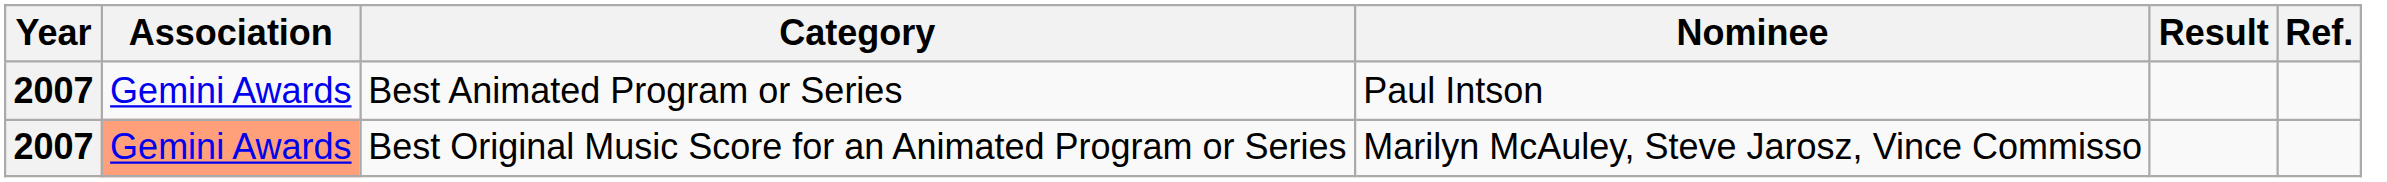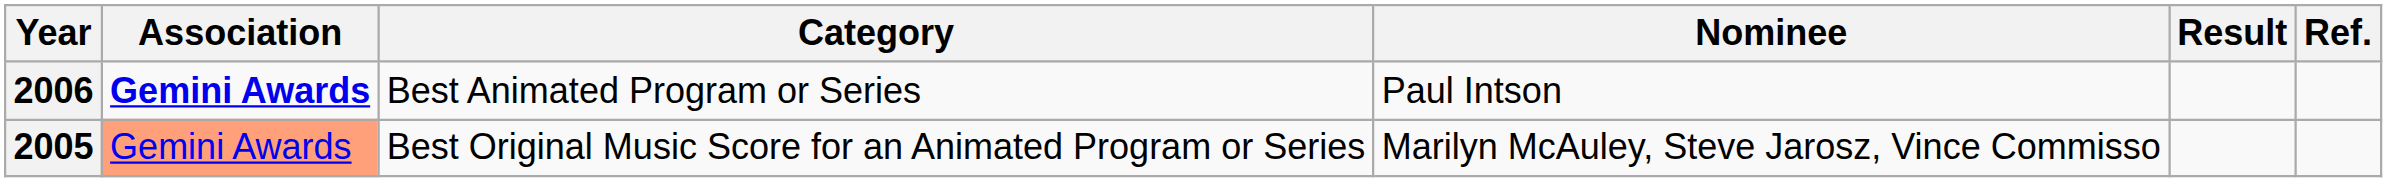(53, 90) 2007 -> (53, 90) 2006
(231, 90) normal -> (240, 90) bold
(53, 147) 2007 -> (53, 147) 2005
